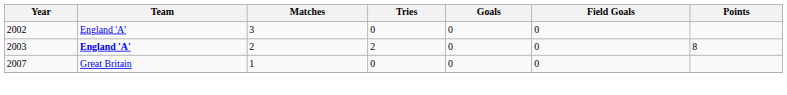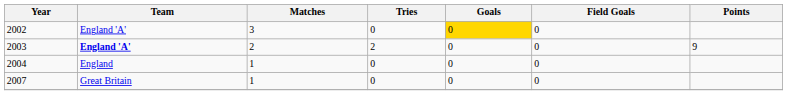(450, 30) no background -> (450, 30) gold background
(695, 47) 8 -> (695, 47) 9
+ row: (17, 64)
